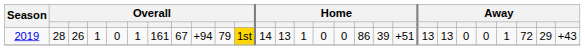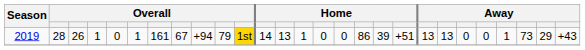(527, 36) 72 -> (527, 36) 73
